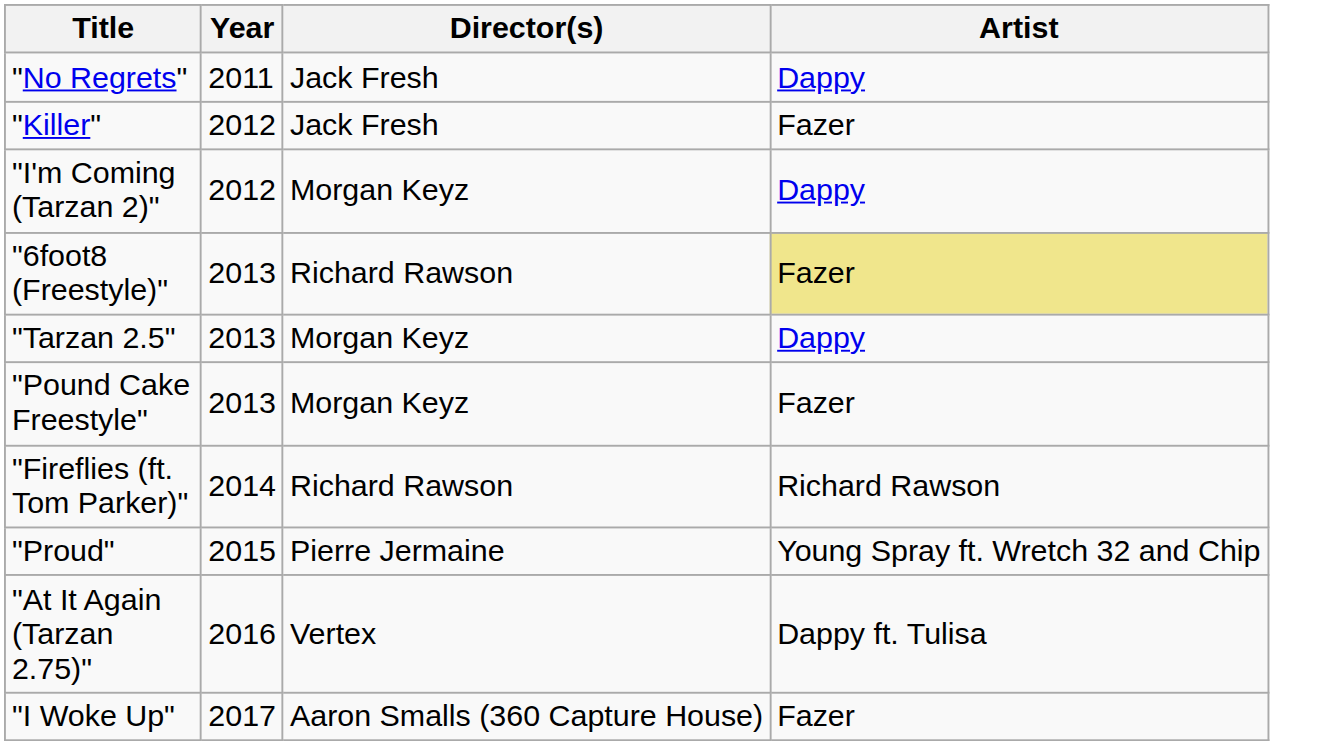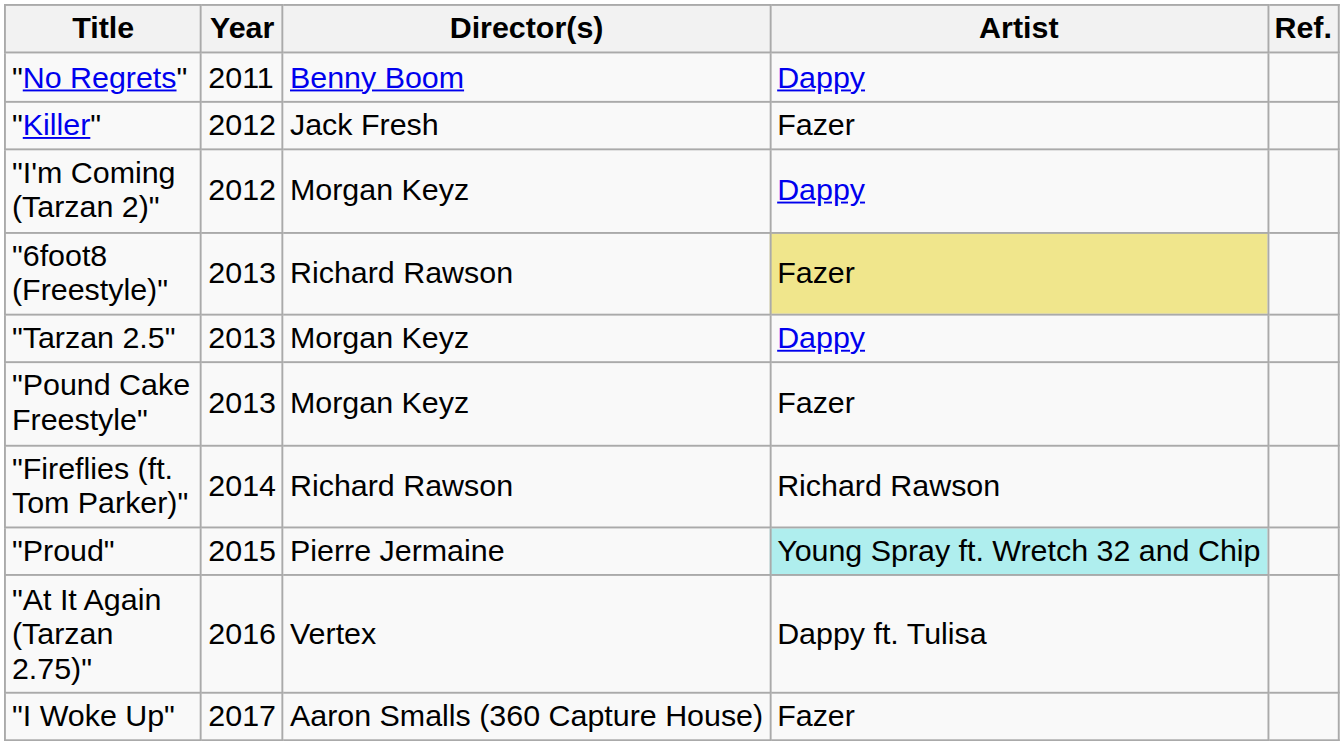+ column: (1303, 28)
(364, 76) Jack Fresh -> (377, 76) Benny Boom
(1019, 551) no background -> (1019, 551) paleturquoise background
